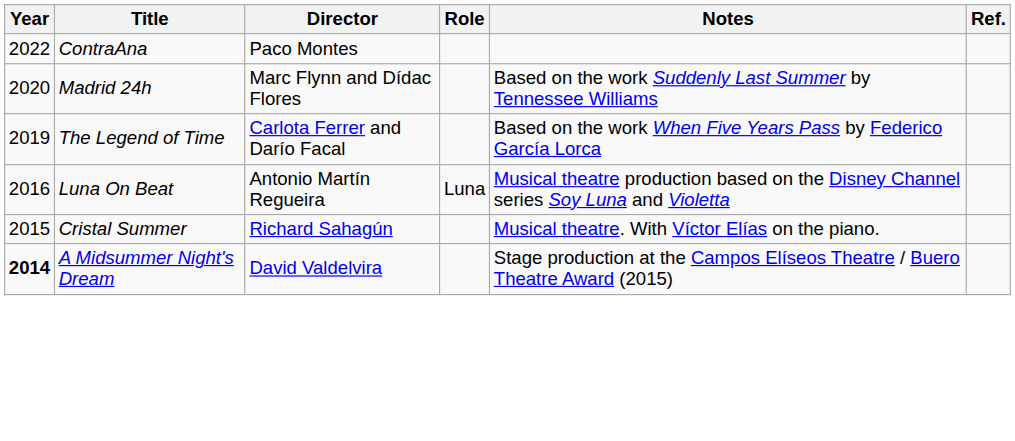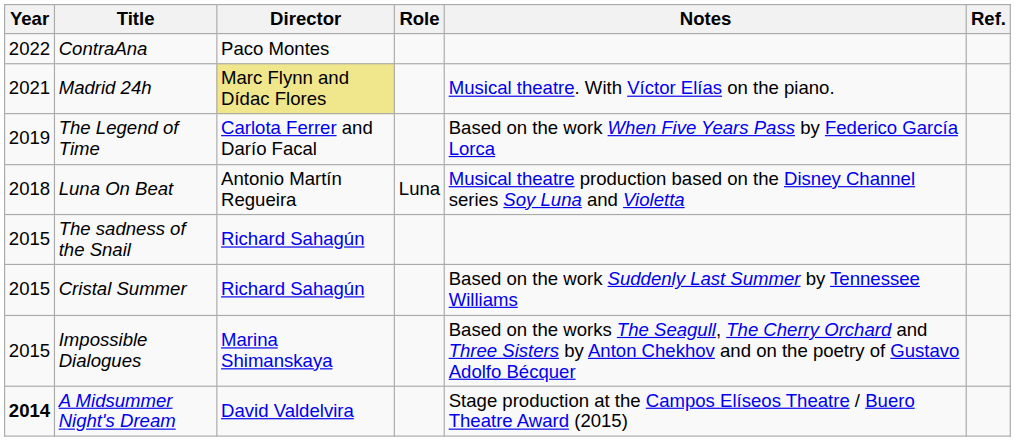(30, 88) 2020 -> (30, 88) 2021
(340, 88) no background -> (285, 88) khaki background
(682, 88) Based on the work Suddenly Last Summer by Tennessee Williams -> (642, 88) Musical theatre. With Víctor Elías on the piano.
(30, 189) 2016 -> (30, 189) 2018
+ row: (122, 239)
(687, 229) Musical theatre. With Víctor Elías on the piano. -> (684, 289) Based on the work Suddenly Last Summer by Tennessee Williams
+ row: (103, 350)
